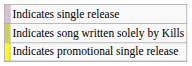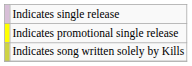rows swapped: (95, 52) <-> (98, 33)
